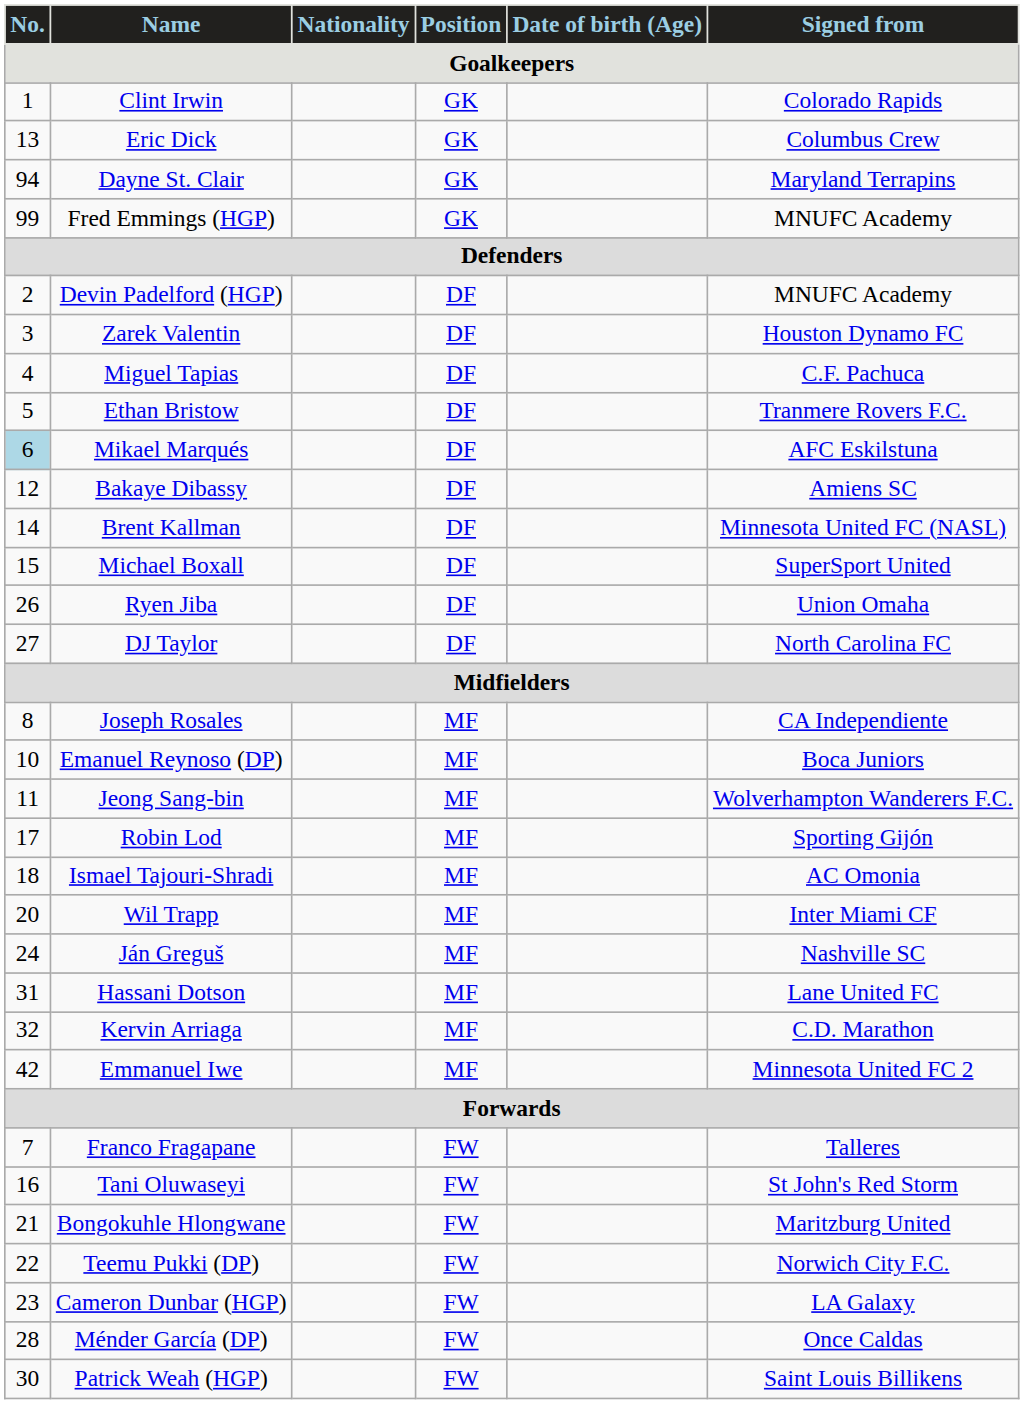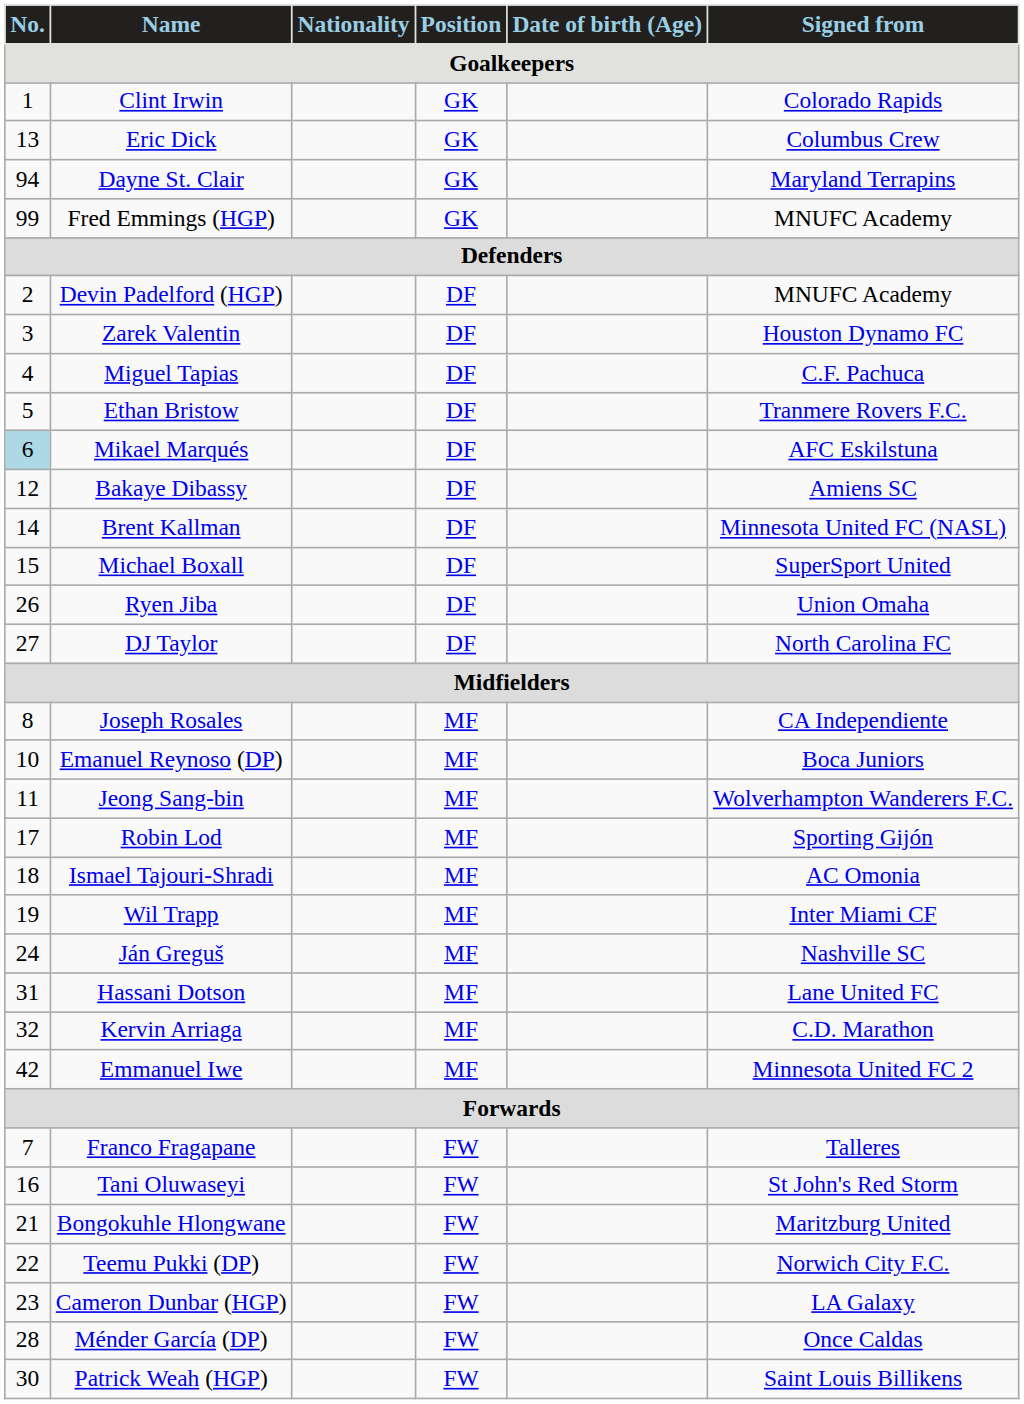(28, 914) 20 -> (28, 914) 19
